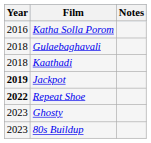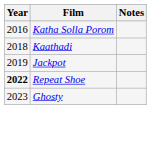- row: (67, 46)
(17, 79) bold -> (17, 63) normal
- row: (58, 130)
